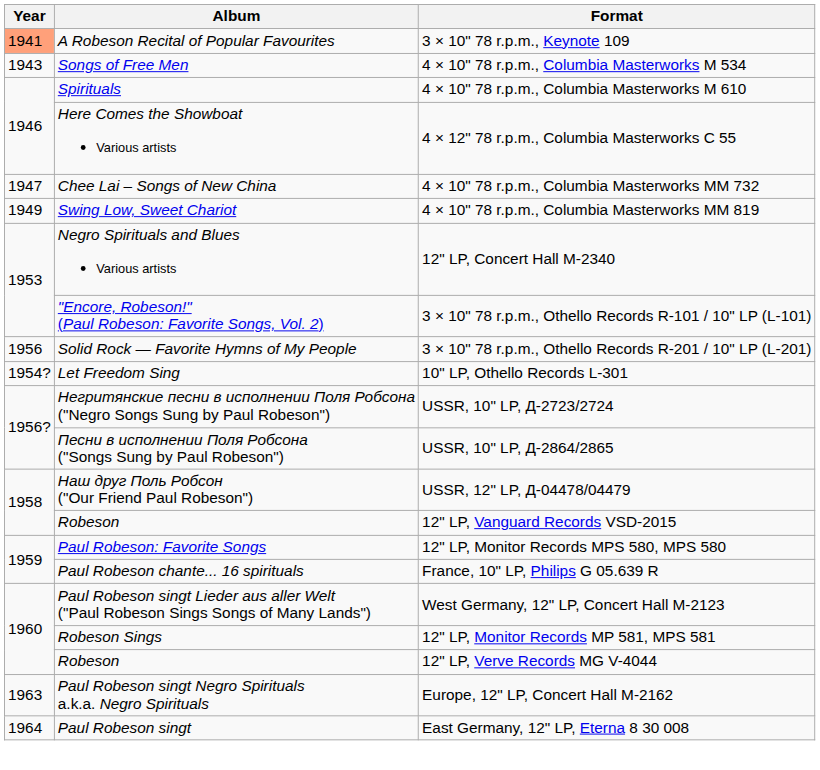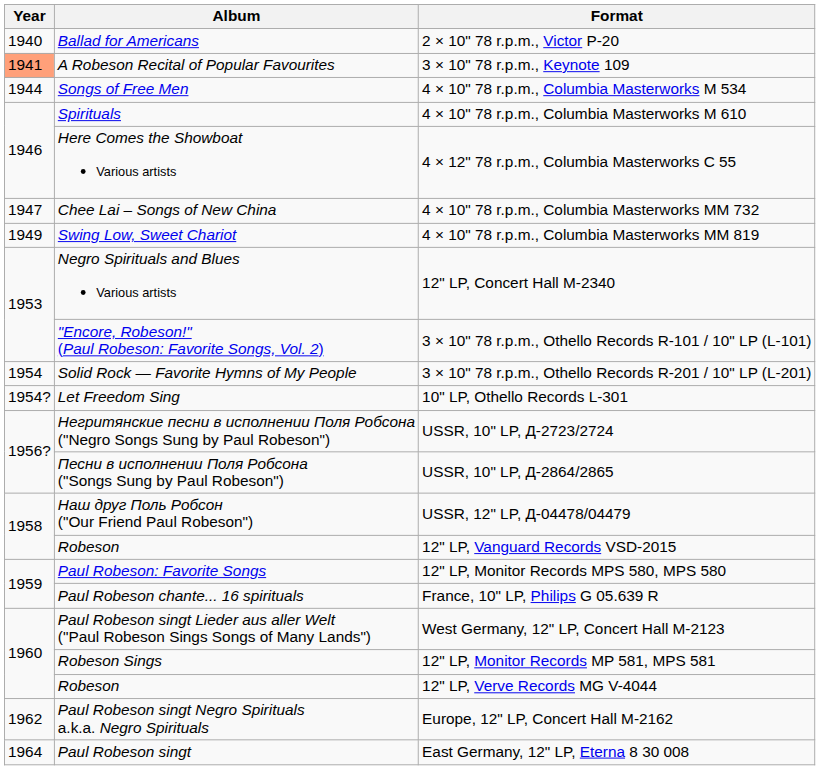+ row: (521, 41)
(25, 65) 1943 -> (25, 89) 1944
(25, 349) 1956 -> (25, 373) 1954
(25, 694) 1963 -> (25, 719) 1962
